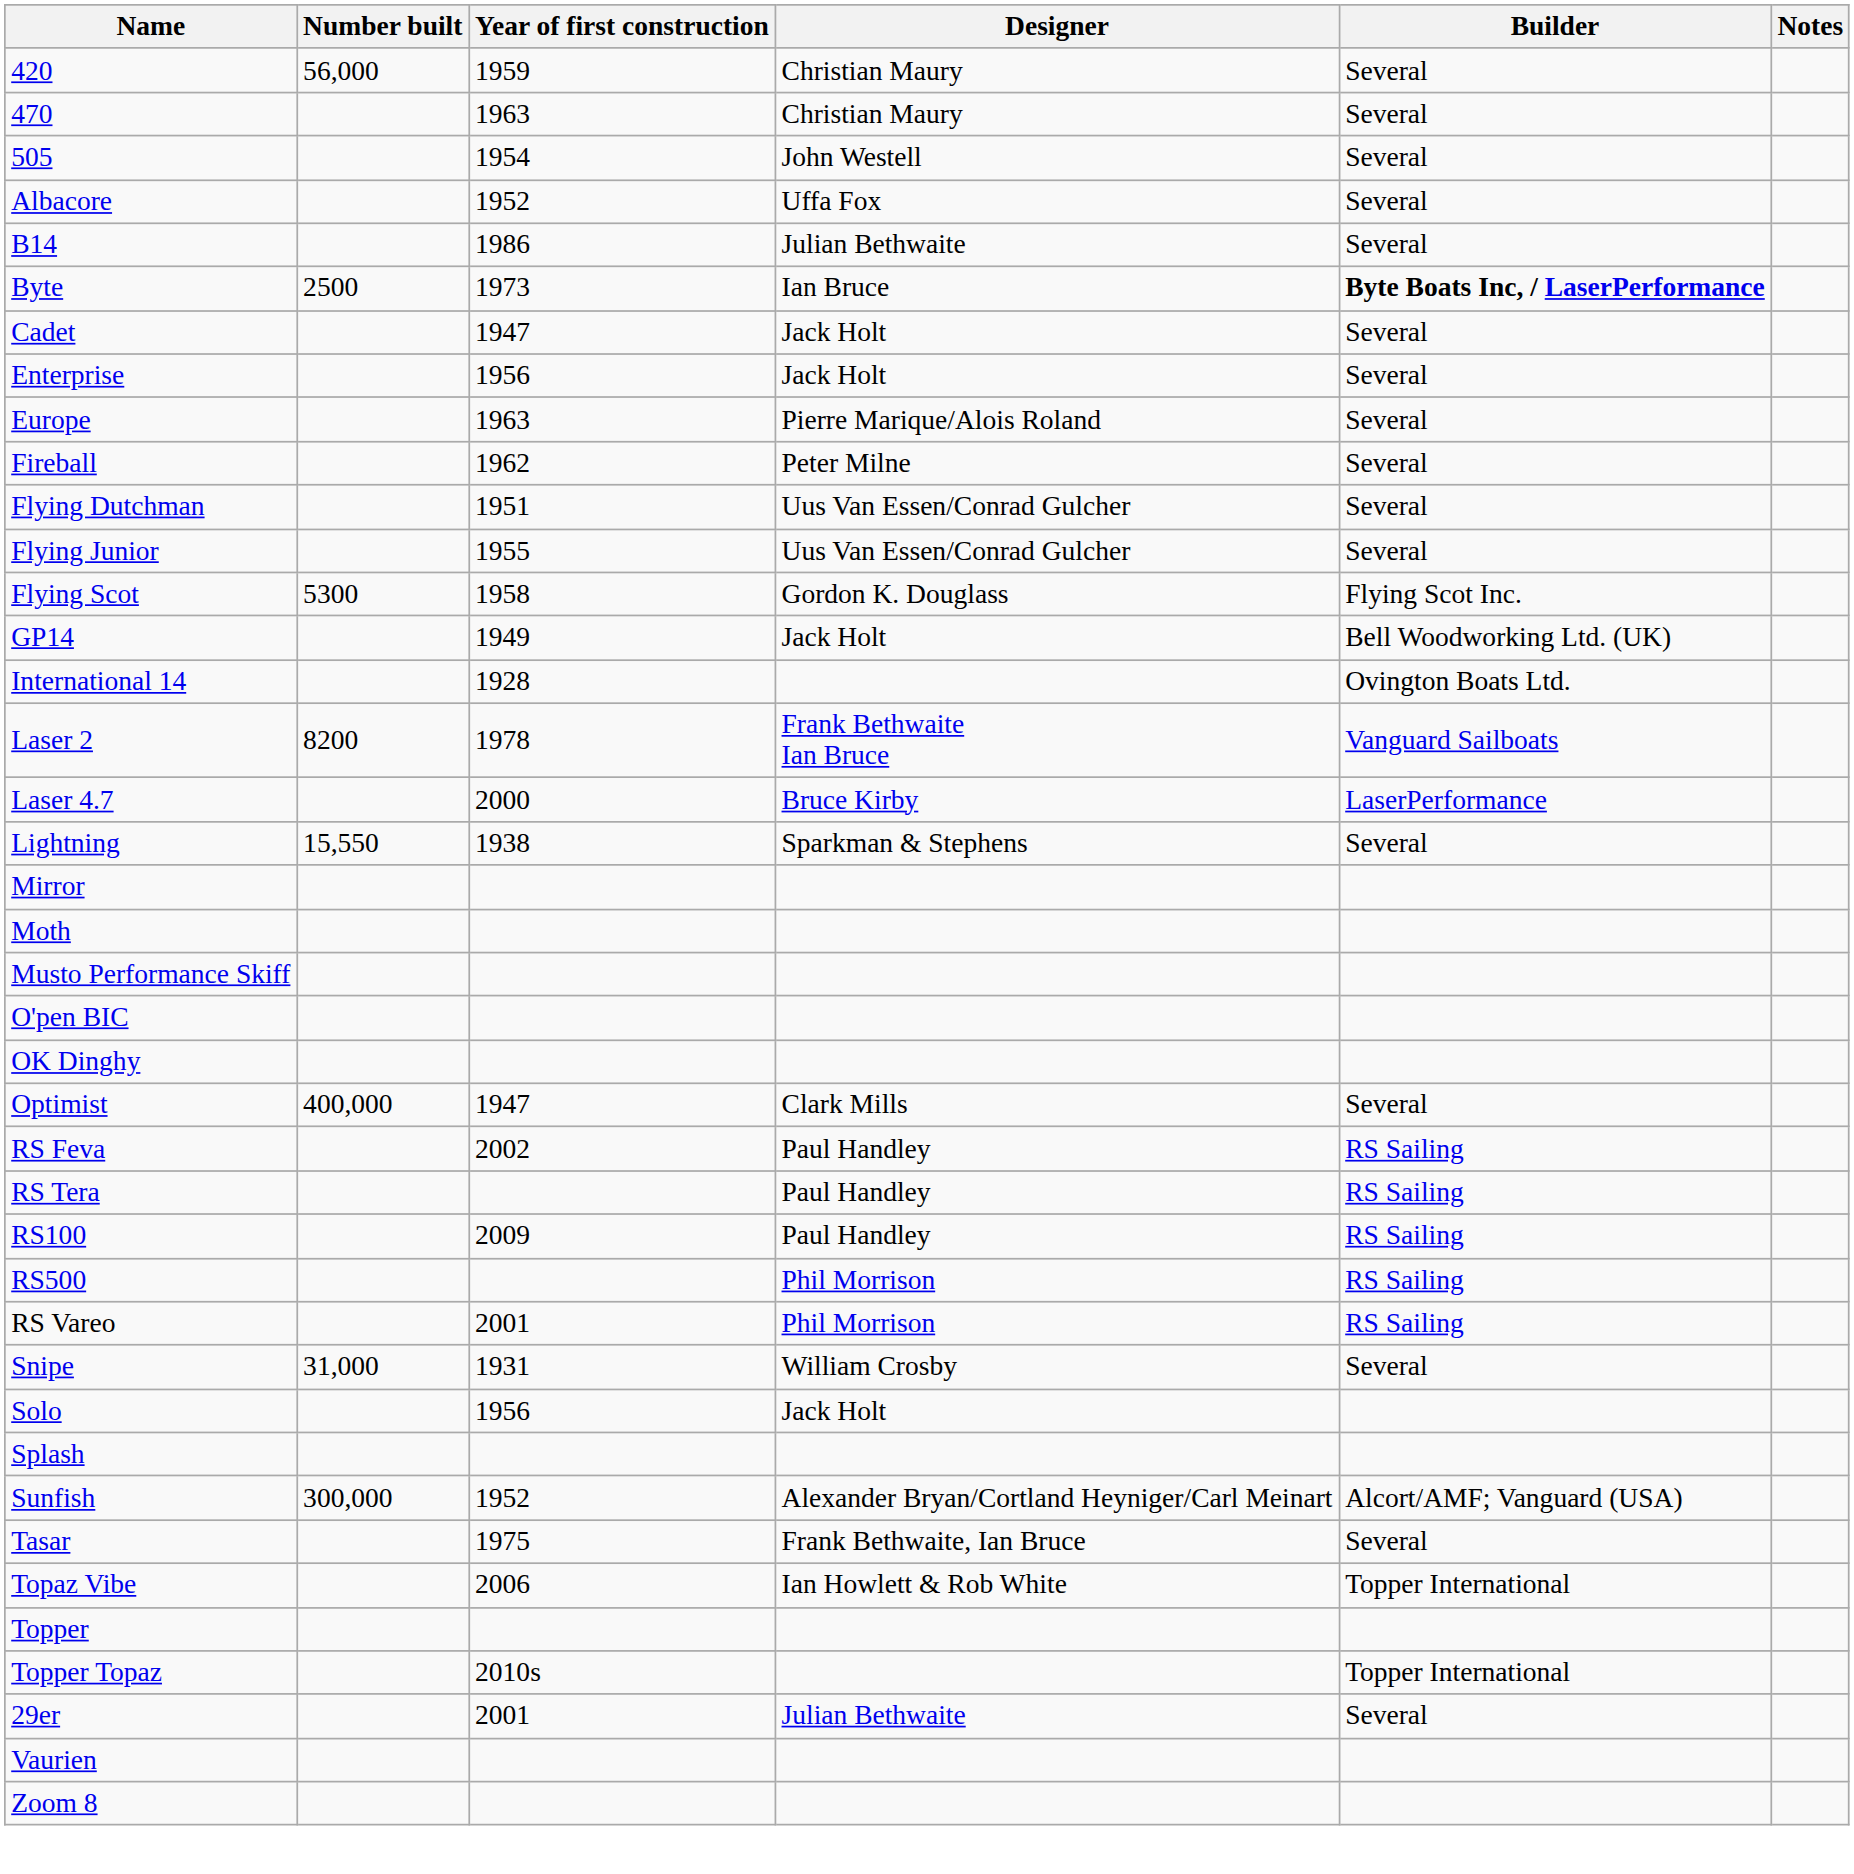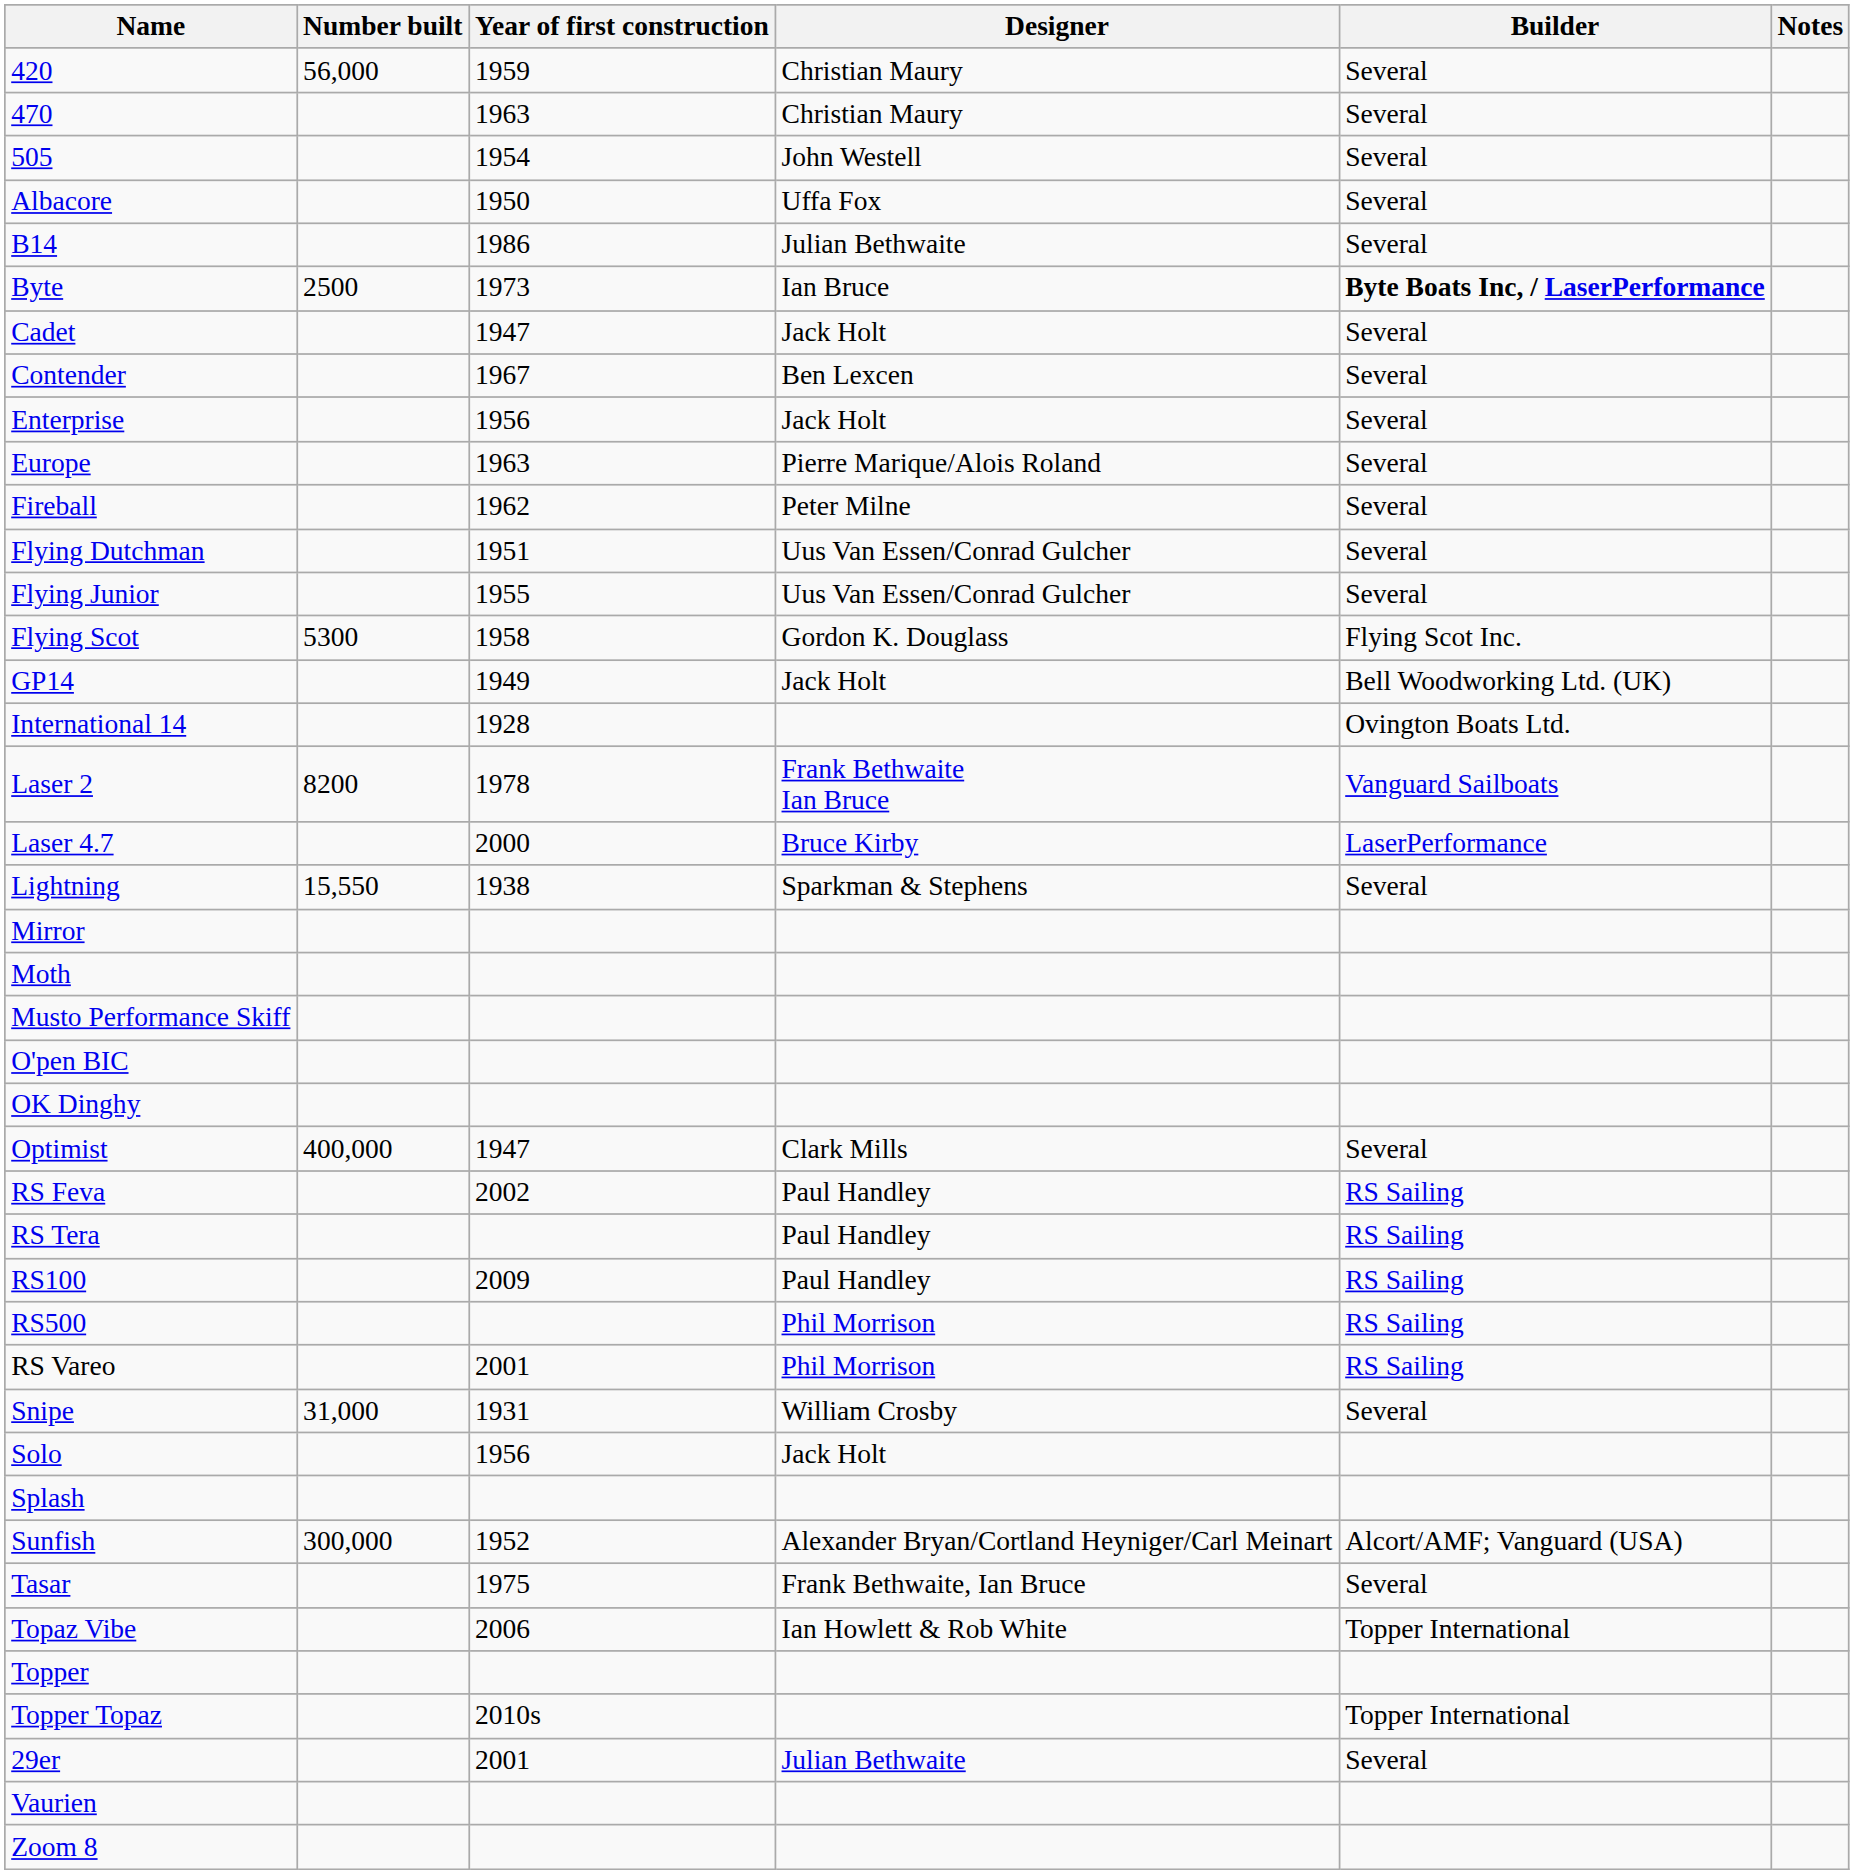(503, 200) 1952 -> (503, 200) 1950
+ row: (69, 375)
